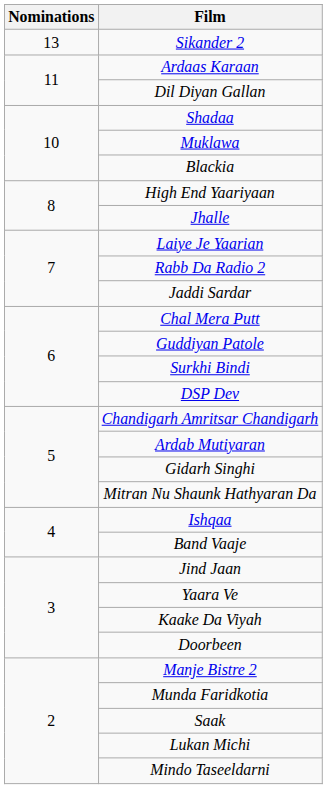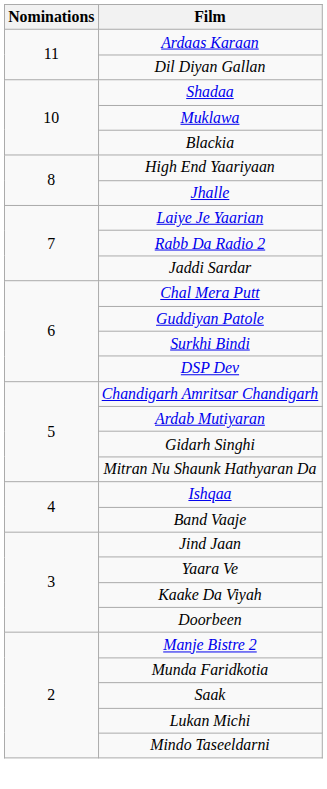- row: (210, 42)
